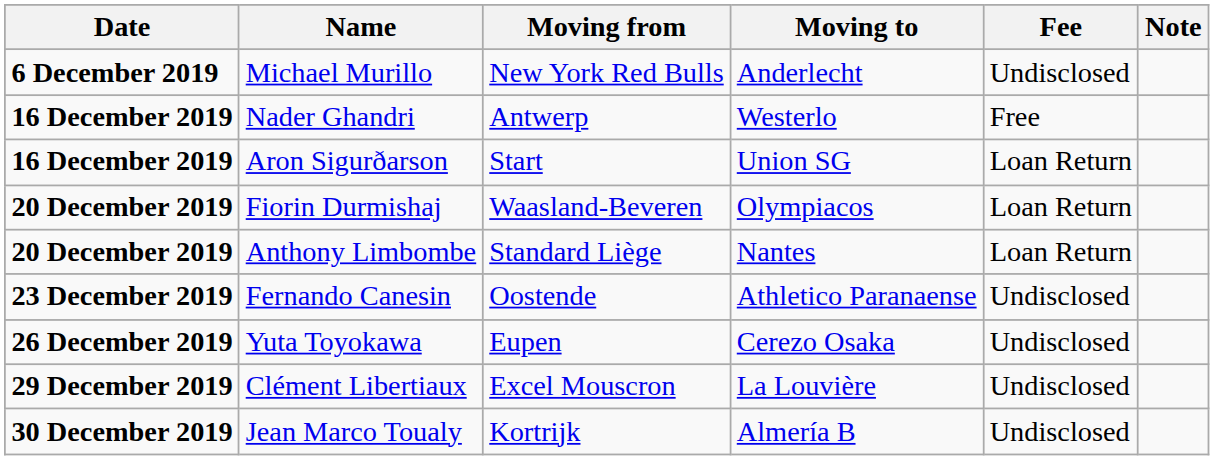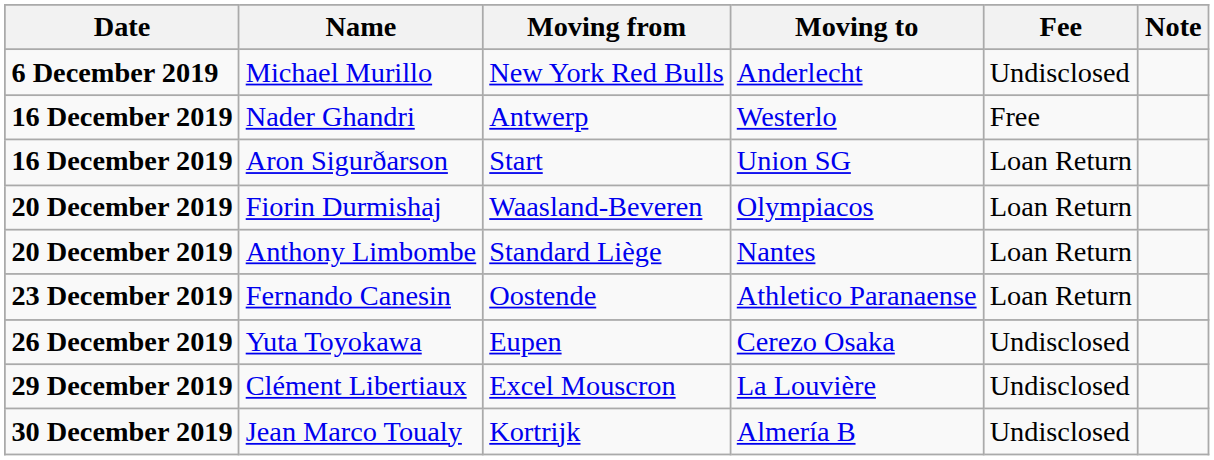(1060, 296) Undisclosed -> (1061, 296) Loan Return
